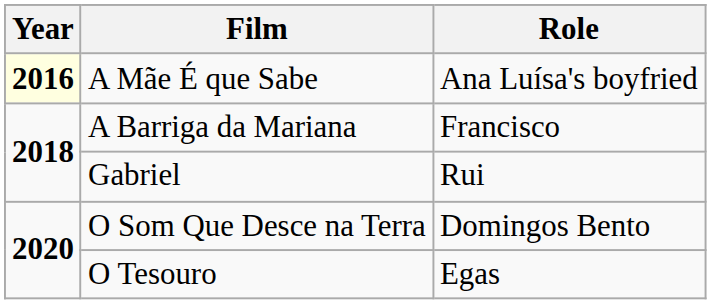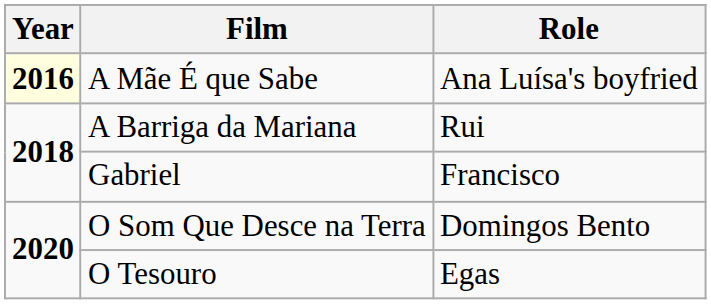(500, 126) Francisco -> (462, 126) Rui
(462, 175) Rui -> (500, 175) Francisco
